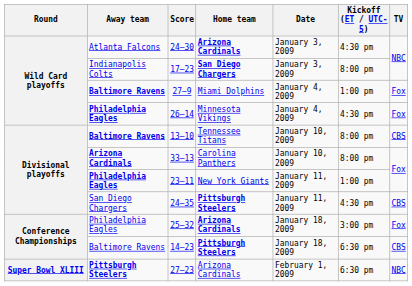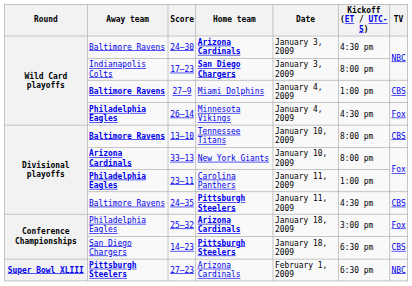(125, 47) Atlanta Falcons -> (127, 47) Baltimore Ravens
(399, 92) Fox -> (399, 92) CBS
(217, 158) Carolina Panthers -> (233, 158) New York Giants
(233, 181) New York Giants -> (217, 181) Carolina Panthers
(110, 203) San Diego Chargers -> (127, 203) Baltimore Ravens
(127, 248) Baltimore Ravens -> (110, 248) San Diego Chargers
